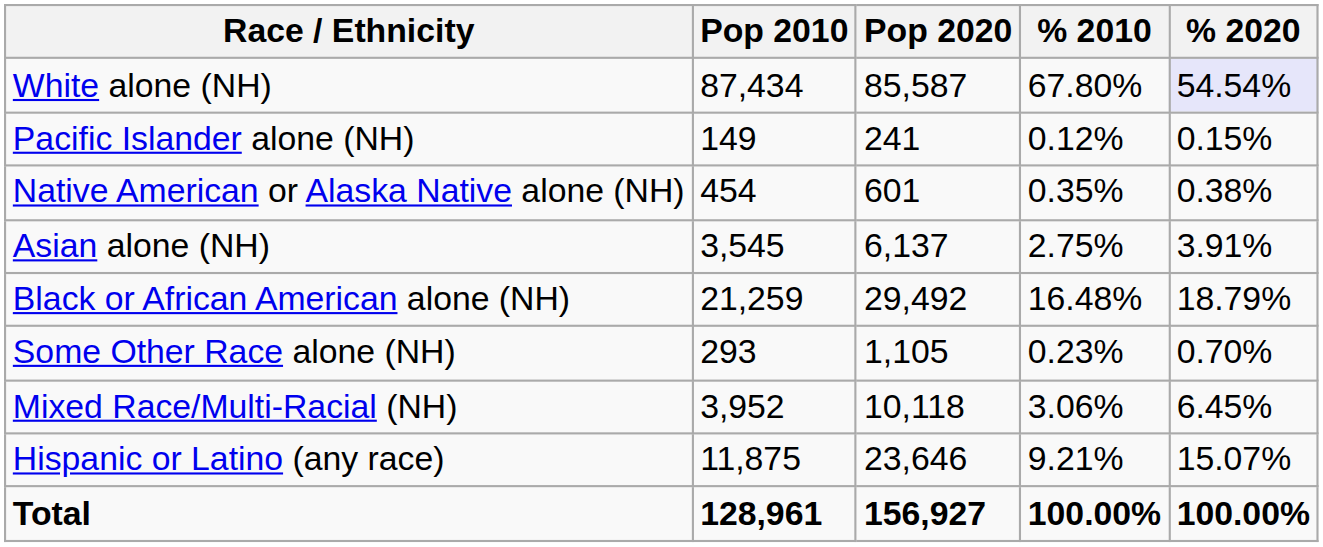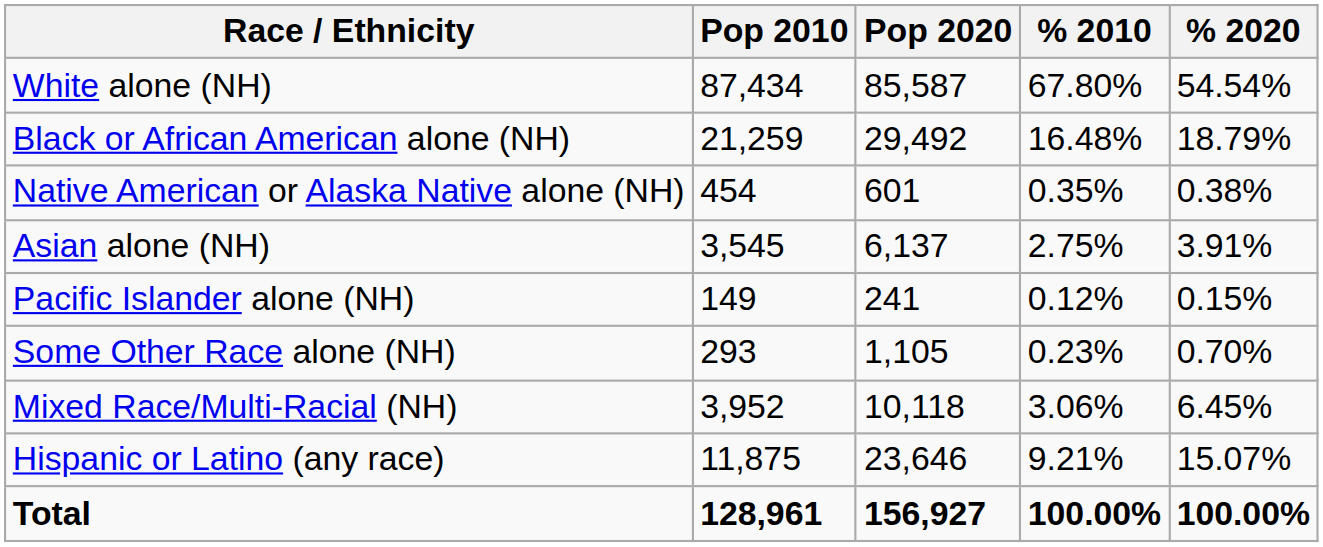(1234, 84) lavender background -> (1234, 84) no background
rows swapped: (291, 298) <-> (214, 138)
